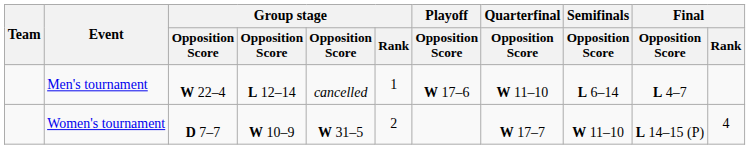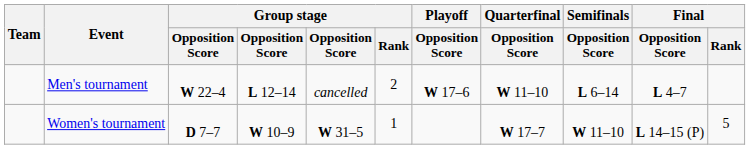(394, 85) 1 -> (394, 85) 2
(394, 124) 2 -> (394, 124) 1
(726, 124) 4 -> (726, 124) 5
